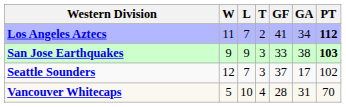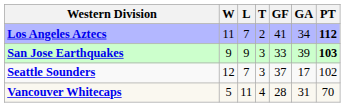(304, 53) 38 -> (304, 53) 39
(247, 92) 10 -> (246, 92) 11
